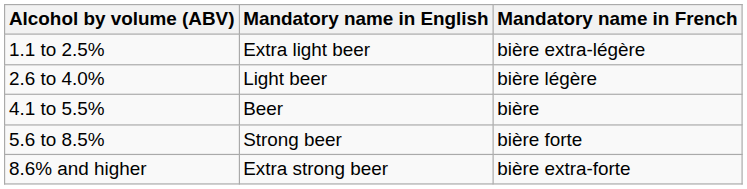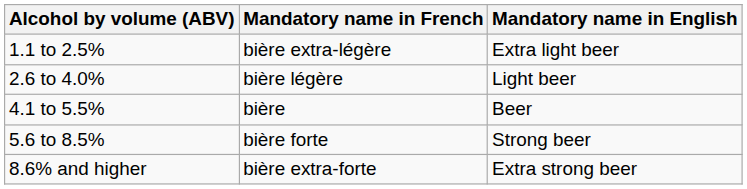columns swapped: (366, 19) <-> (617, 19)
